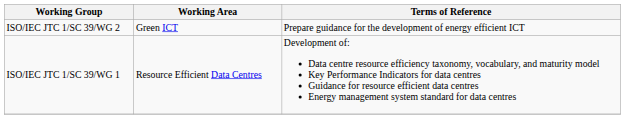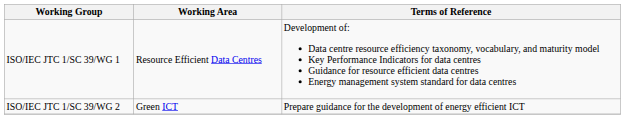rows swapped: (63, 74) <-> (63, 27)
